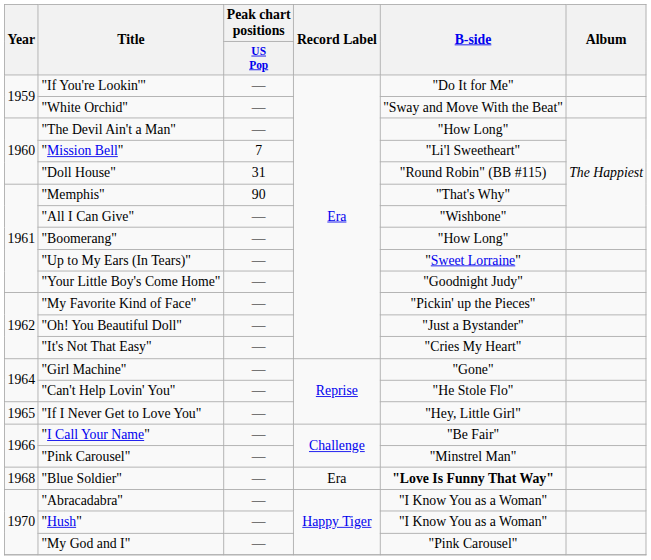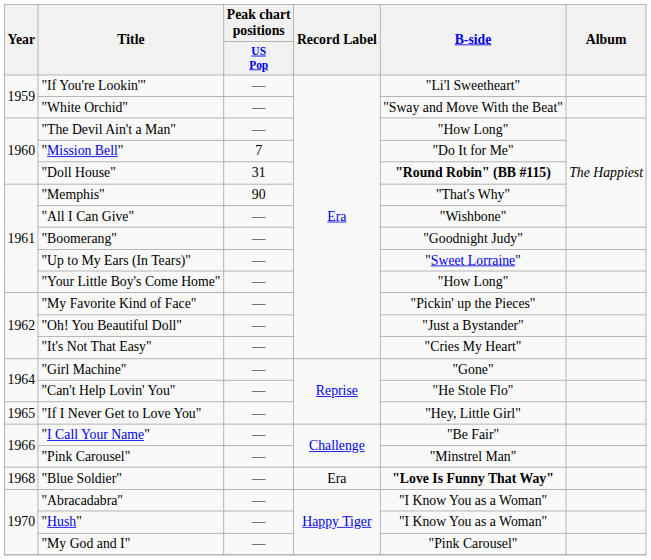(473, 85) "Do It for Me" -> (473, 85) "Li'l Sweetheart"
(473, 151) "Li'l Sweetheart" -> (473, 151) "Do It for Me"
(473, 172) normal -> (473, 172) bold
(473, 238) "How Long" -> (473, 238) "Goodnight Judy"
(473, 282) "Goodnight Judy" -> (473, 282) "How Long"
